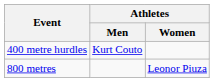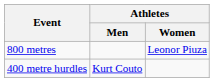rows swapped: (31, 68) <-> (47, 50)
